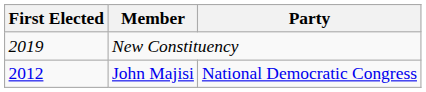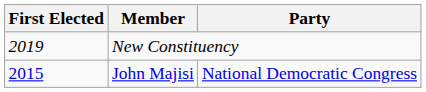(26, 73) 2012 -> (26, 73) 2015
